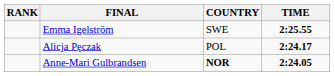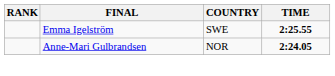- row: (72, 46)
(218, 63) bold -> (217, 46) normal
